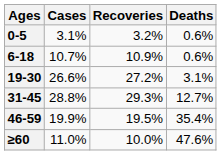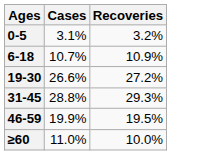- column: (191, 14)
